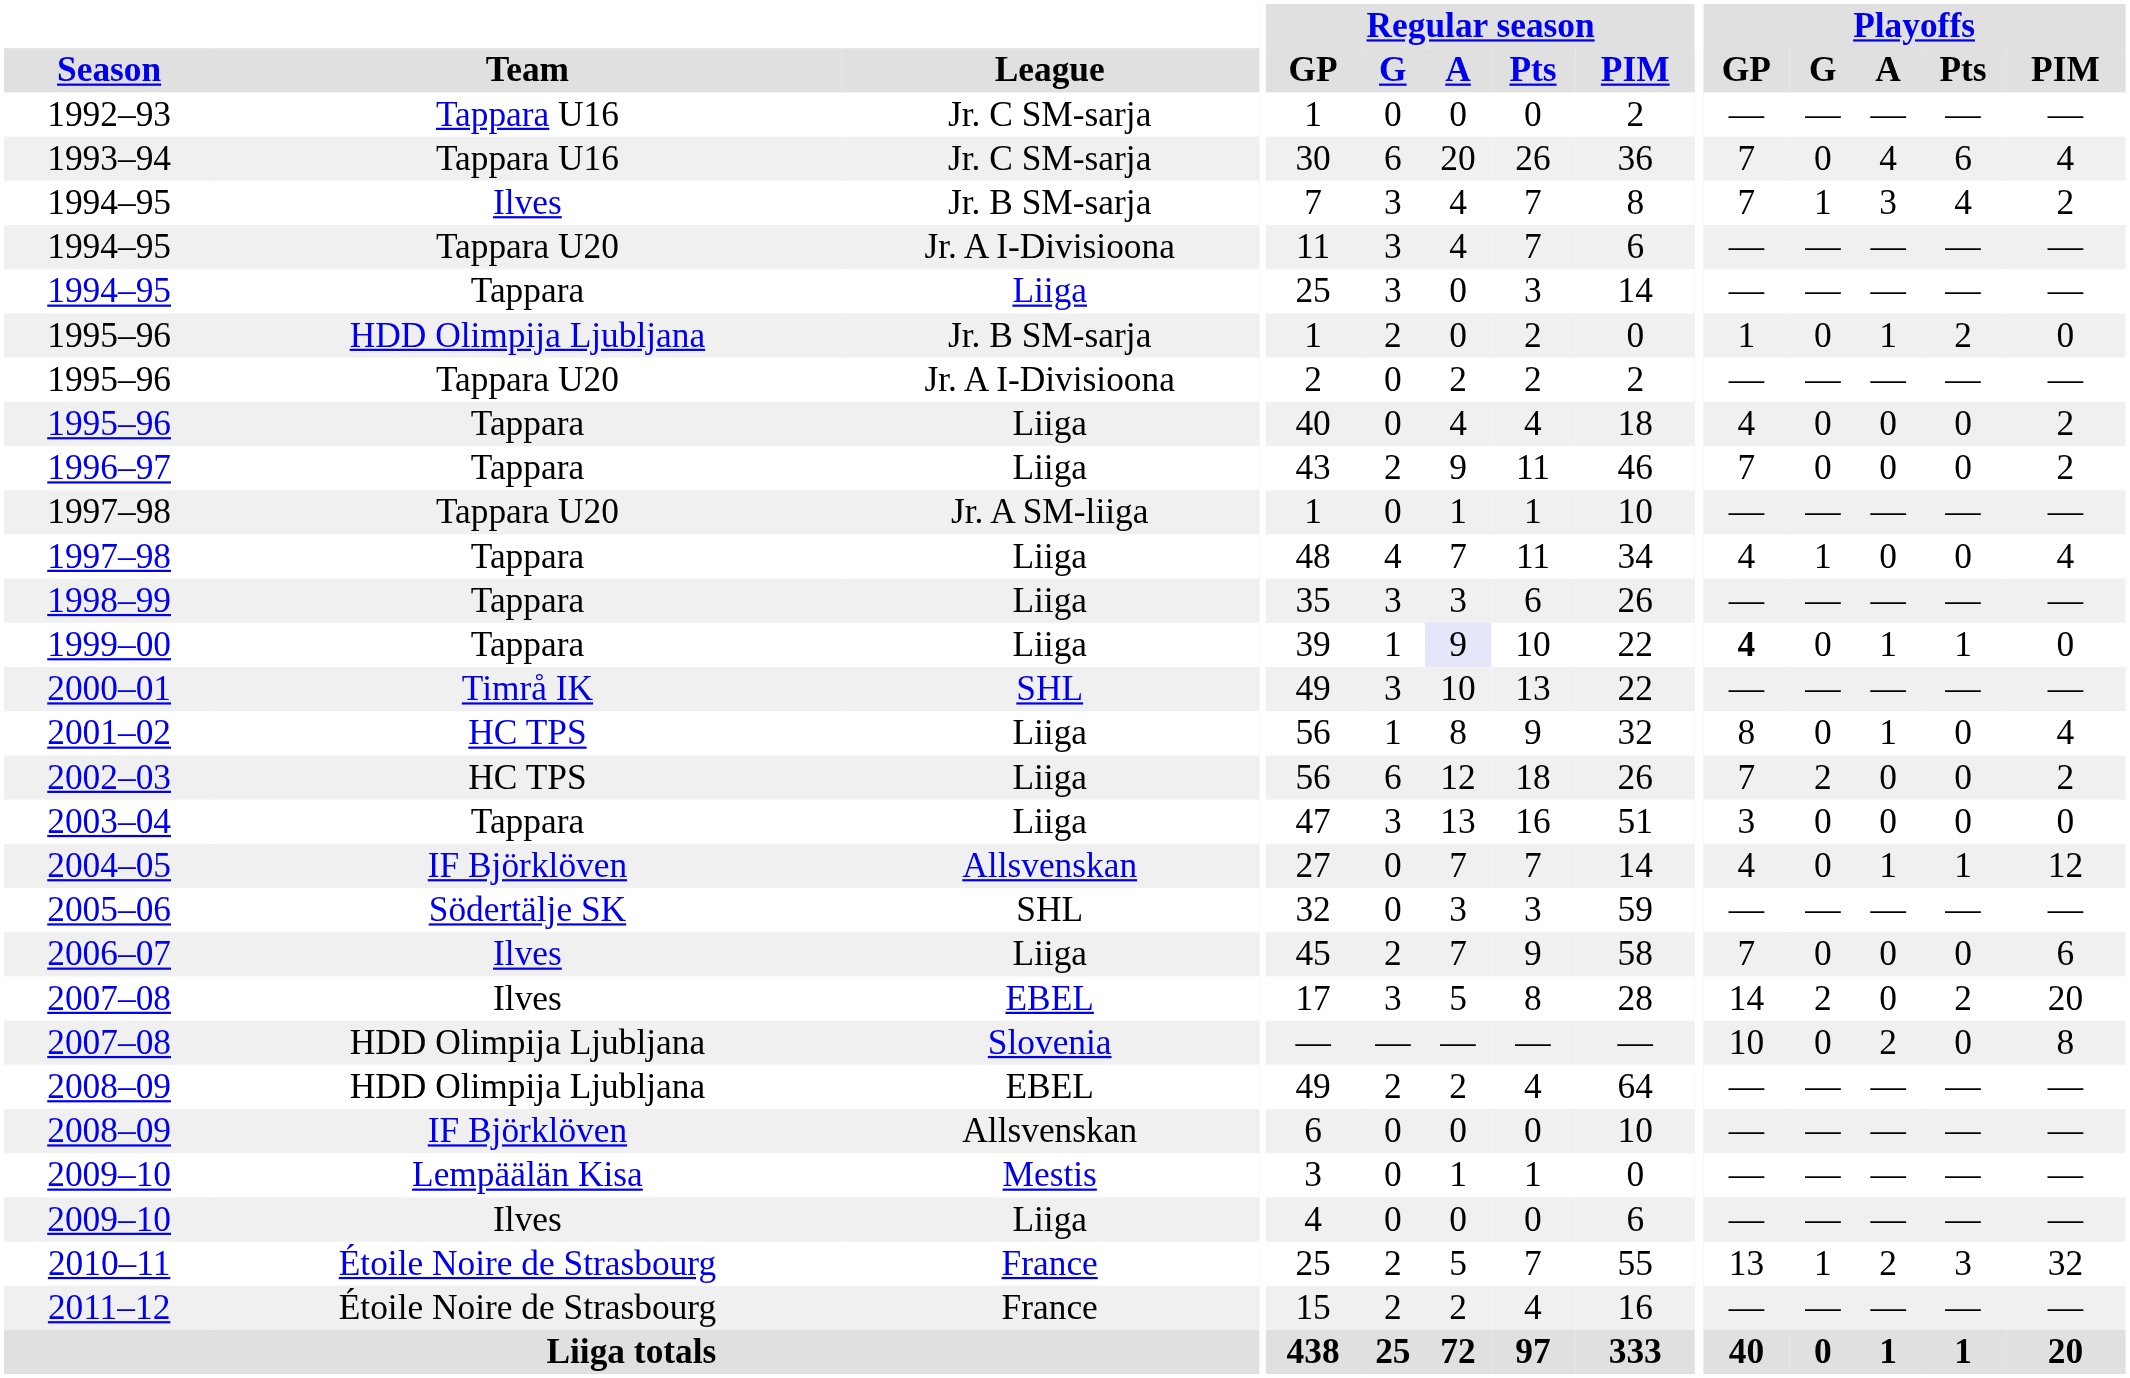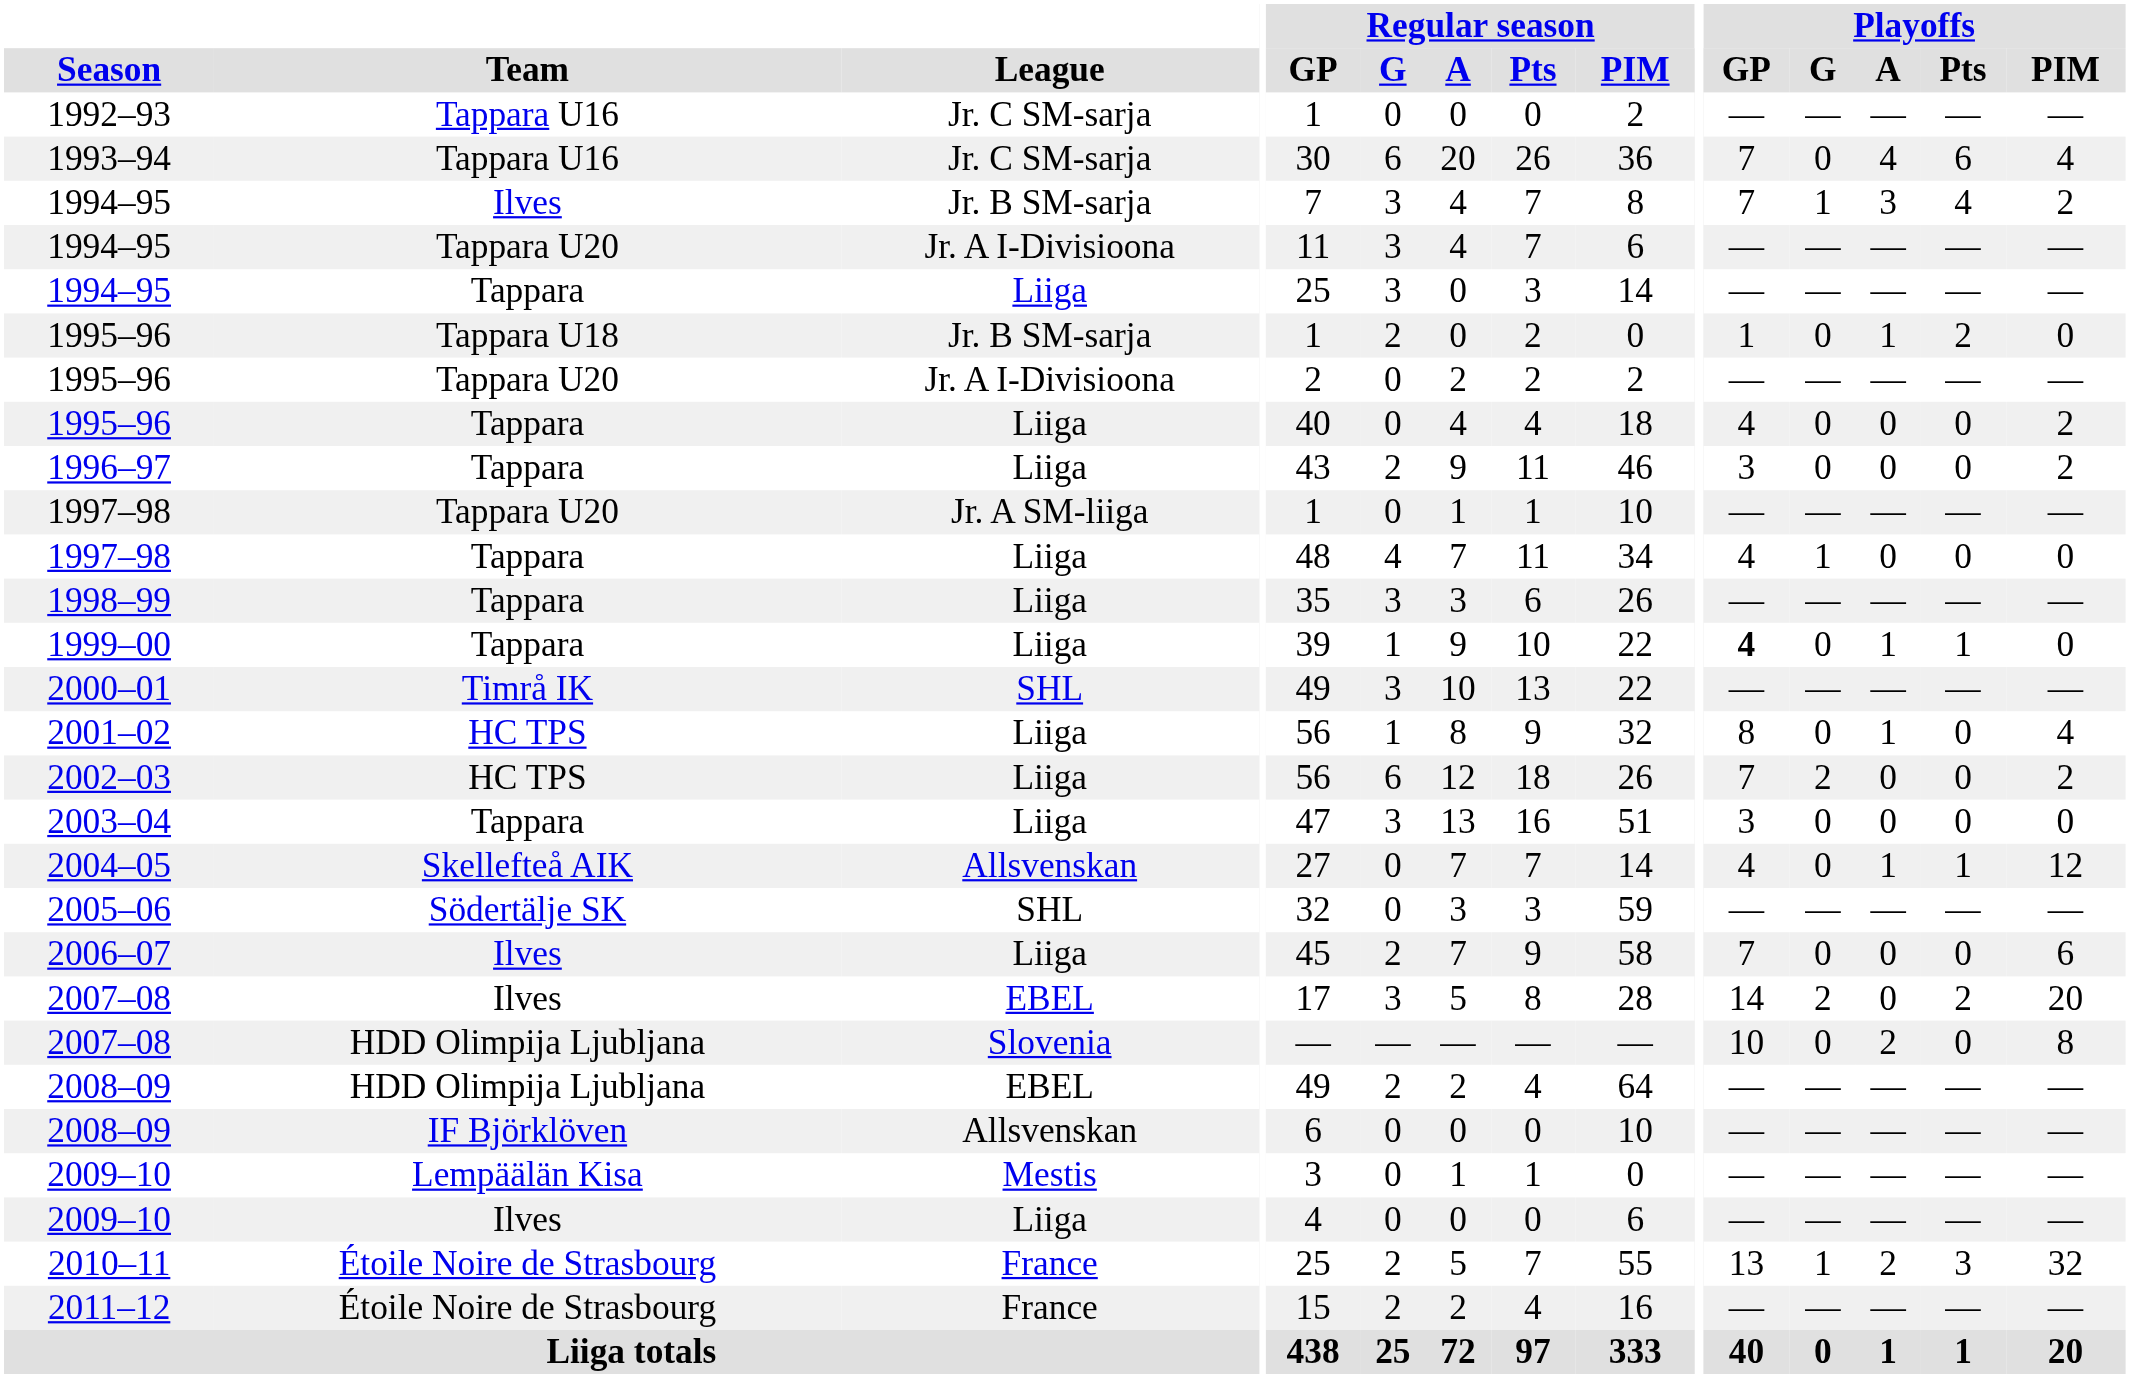(527, 334) HDD Olimpija Ljubljana -> (527, 334) Tappara U18
(1746, 467) 7 -> (1746, 467) 3
(2065, 555) 4 -> (2065, 555) 0
(1458, 644) lavender background -> (1458, 644) no background
(527, 865) IF Björklöven -> (527, 865) Skellefteå AIK
